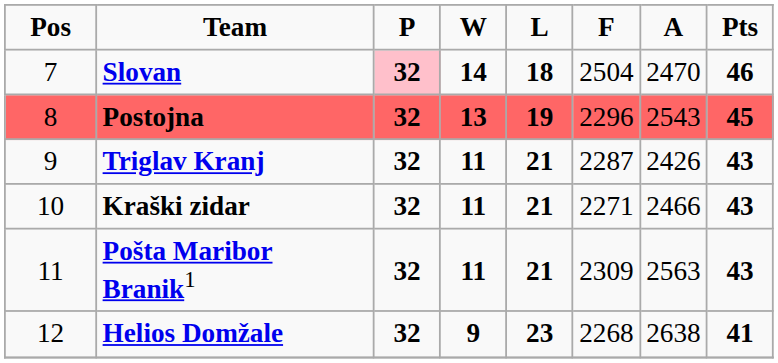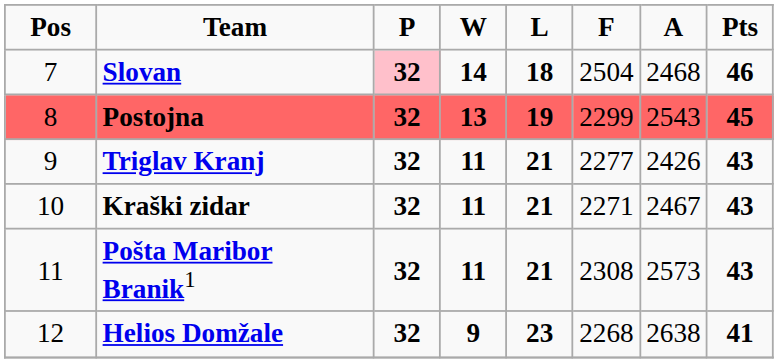(673, 71) 2470 -> (673, 71) 2468
(606, 116) 2296 -> (606, 116) 2299
(606, 161) 2287 -> (606, 161) 2277
(673, 206) 2466 -> (673, 206) 2467
(606, 270) 2309 -> (606, 270) 2308
(673, 270) 2563 -> (673, 270) 2573
